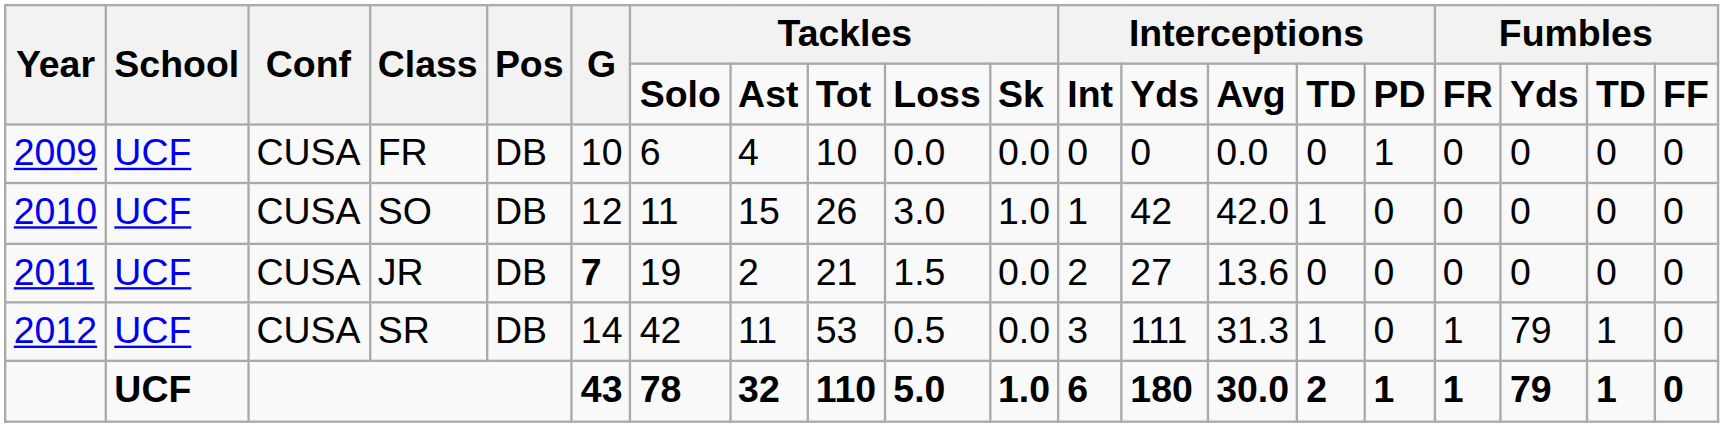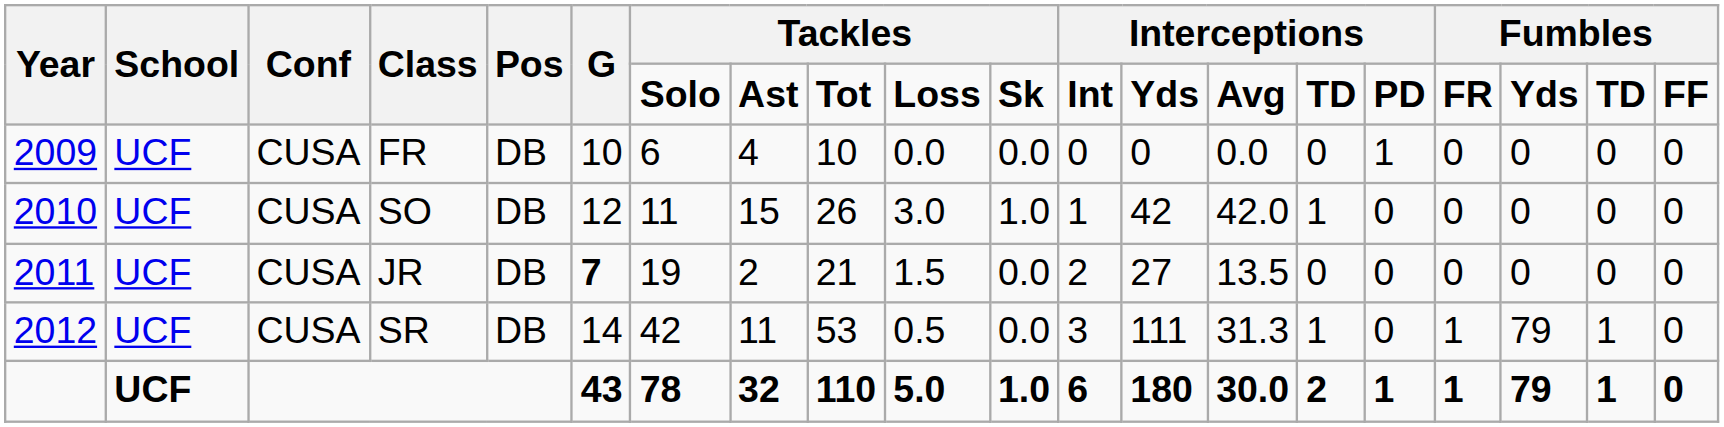(1253, 271) 13.6 -> (1253, 271) 13.5
